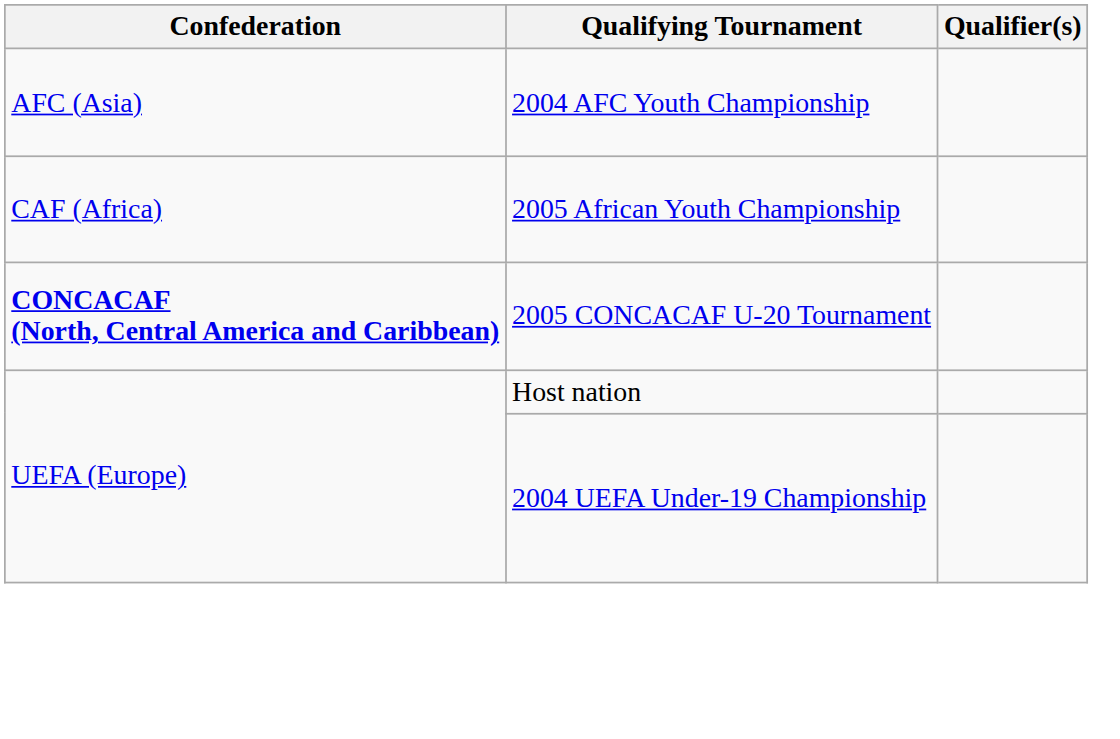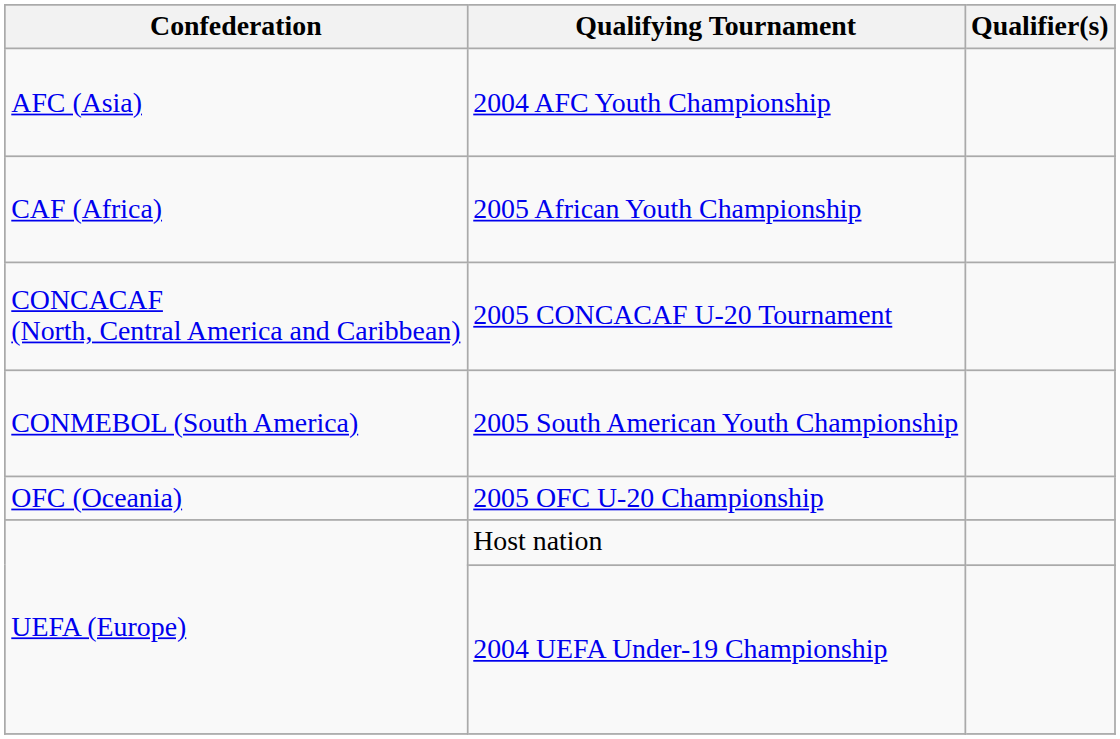(255, 315) bold -> (236, 315) normal
+ row: (716, 422)
+ row: (648, 497)
